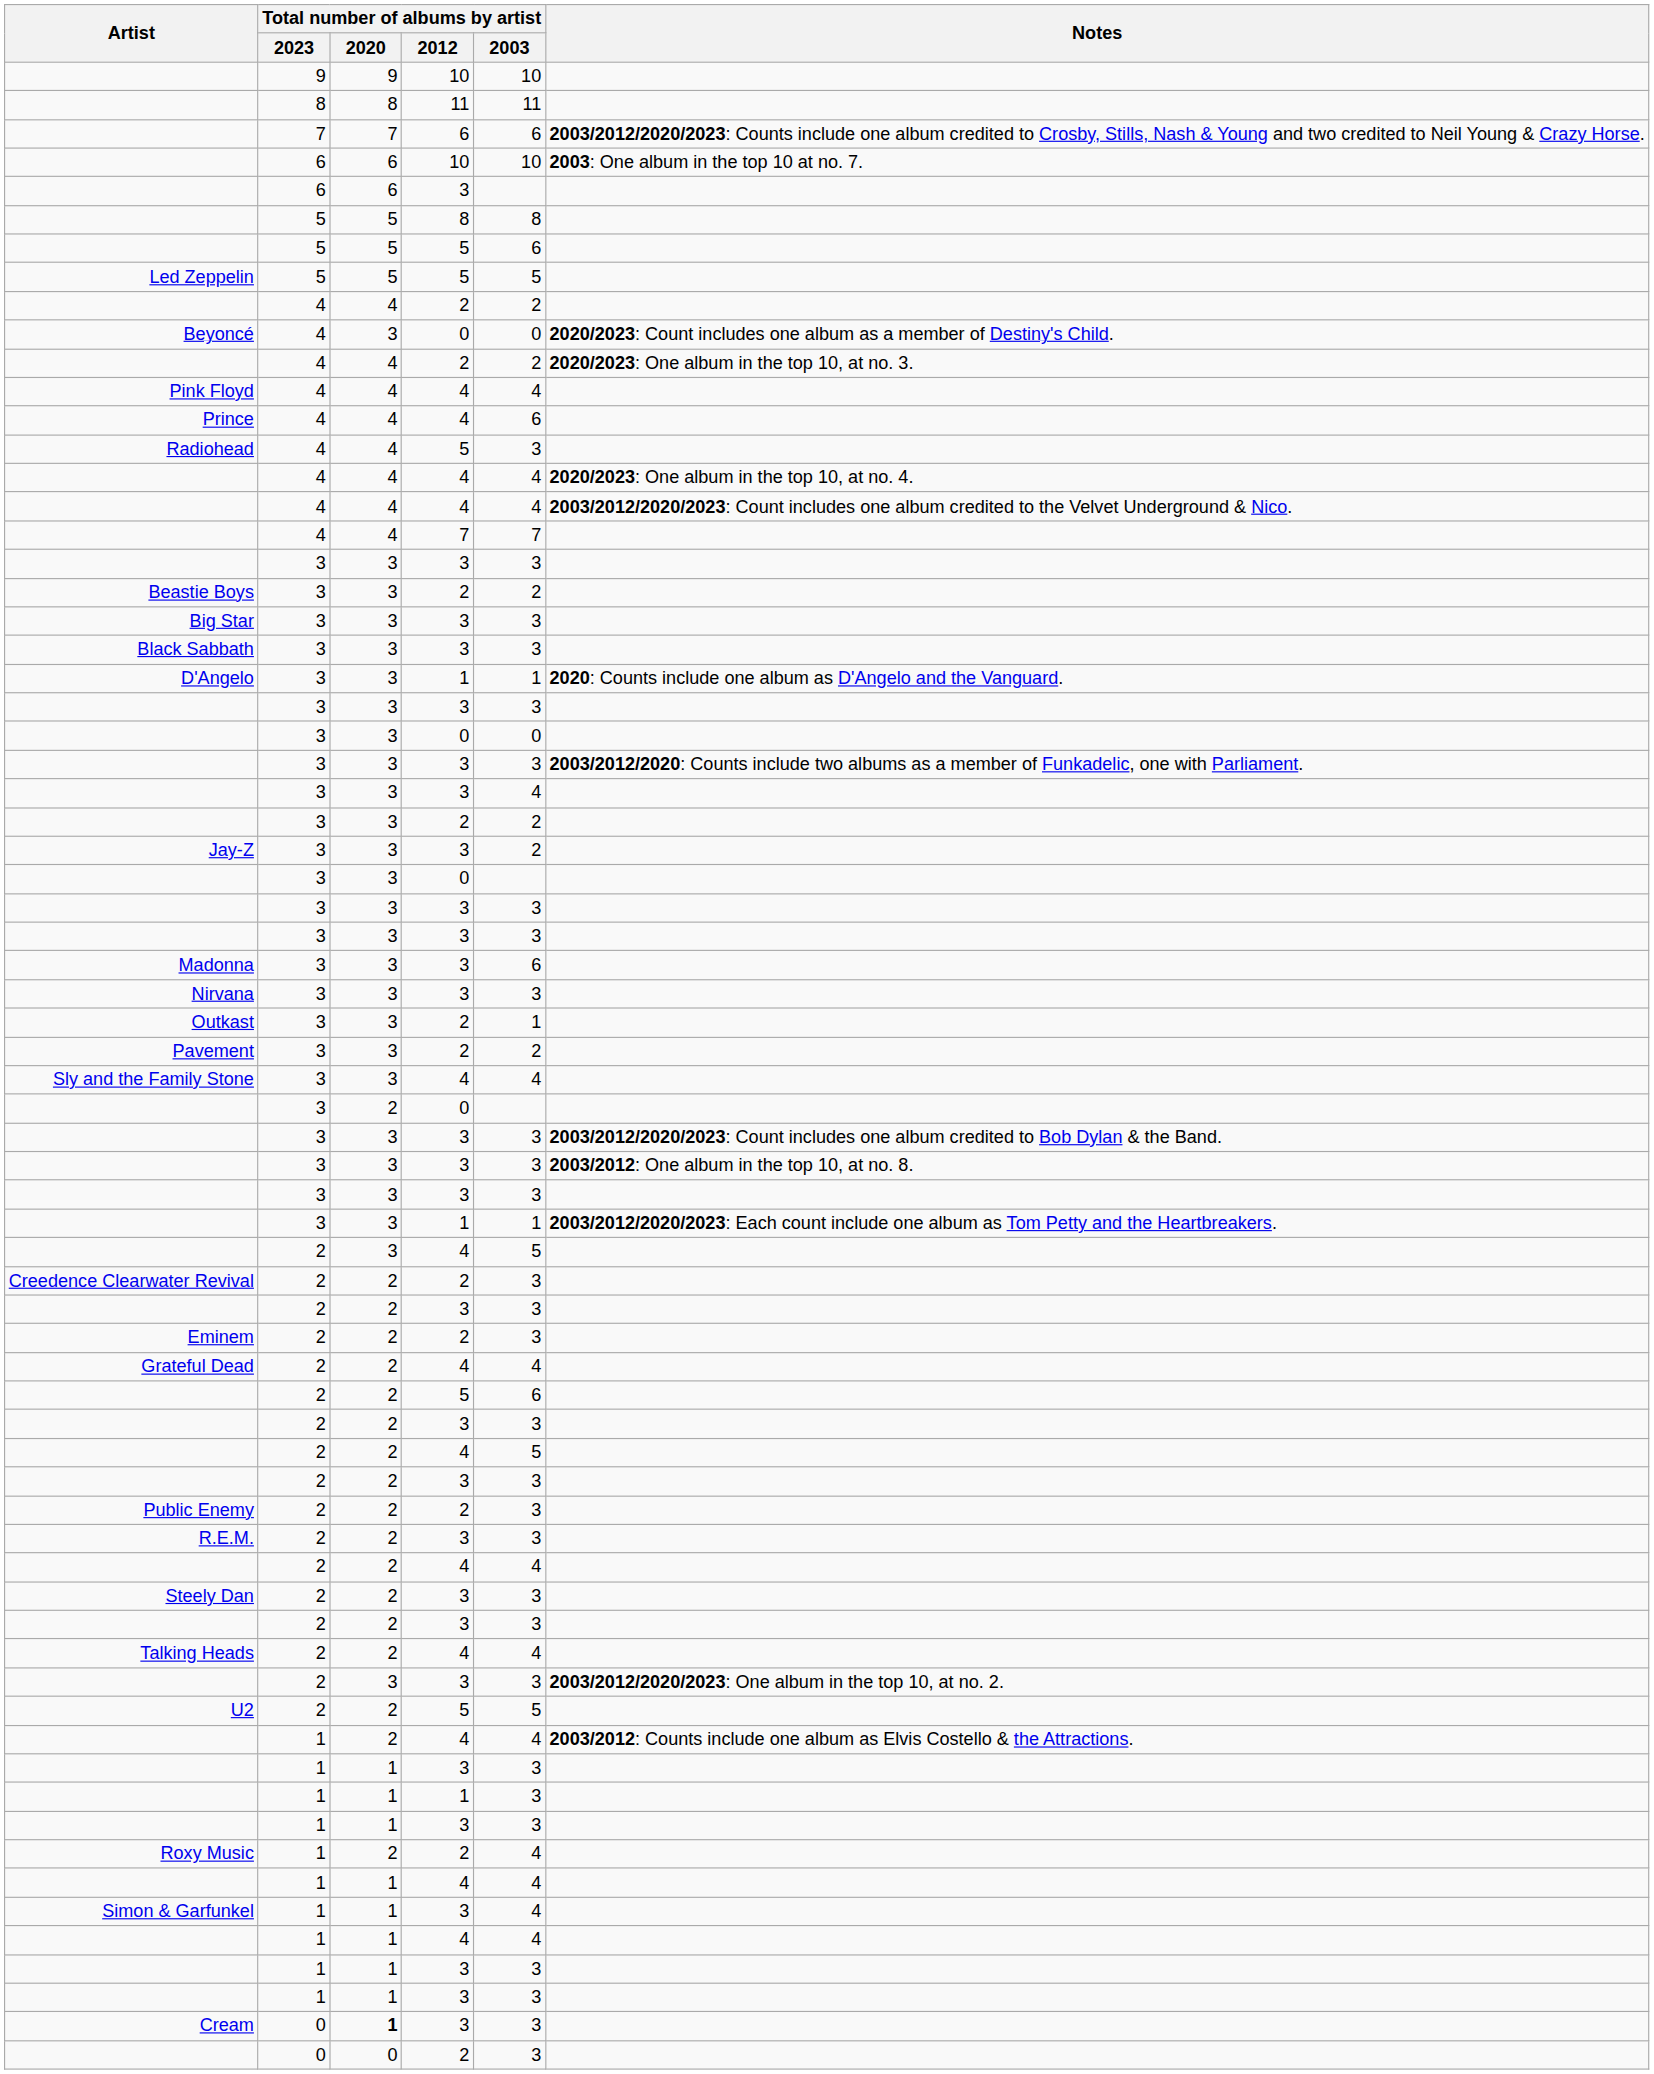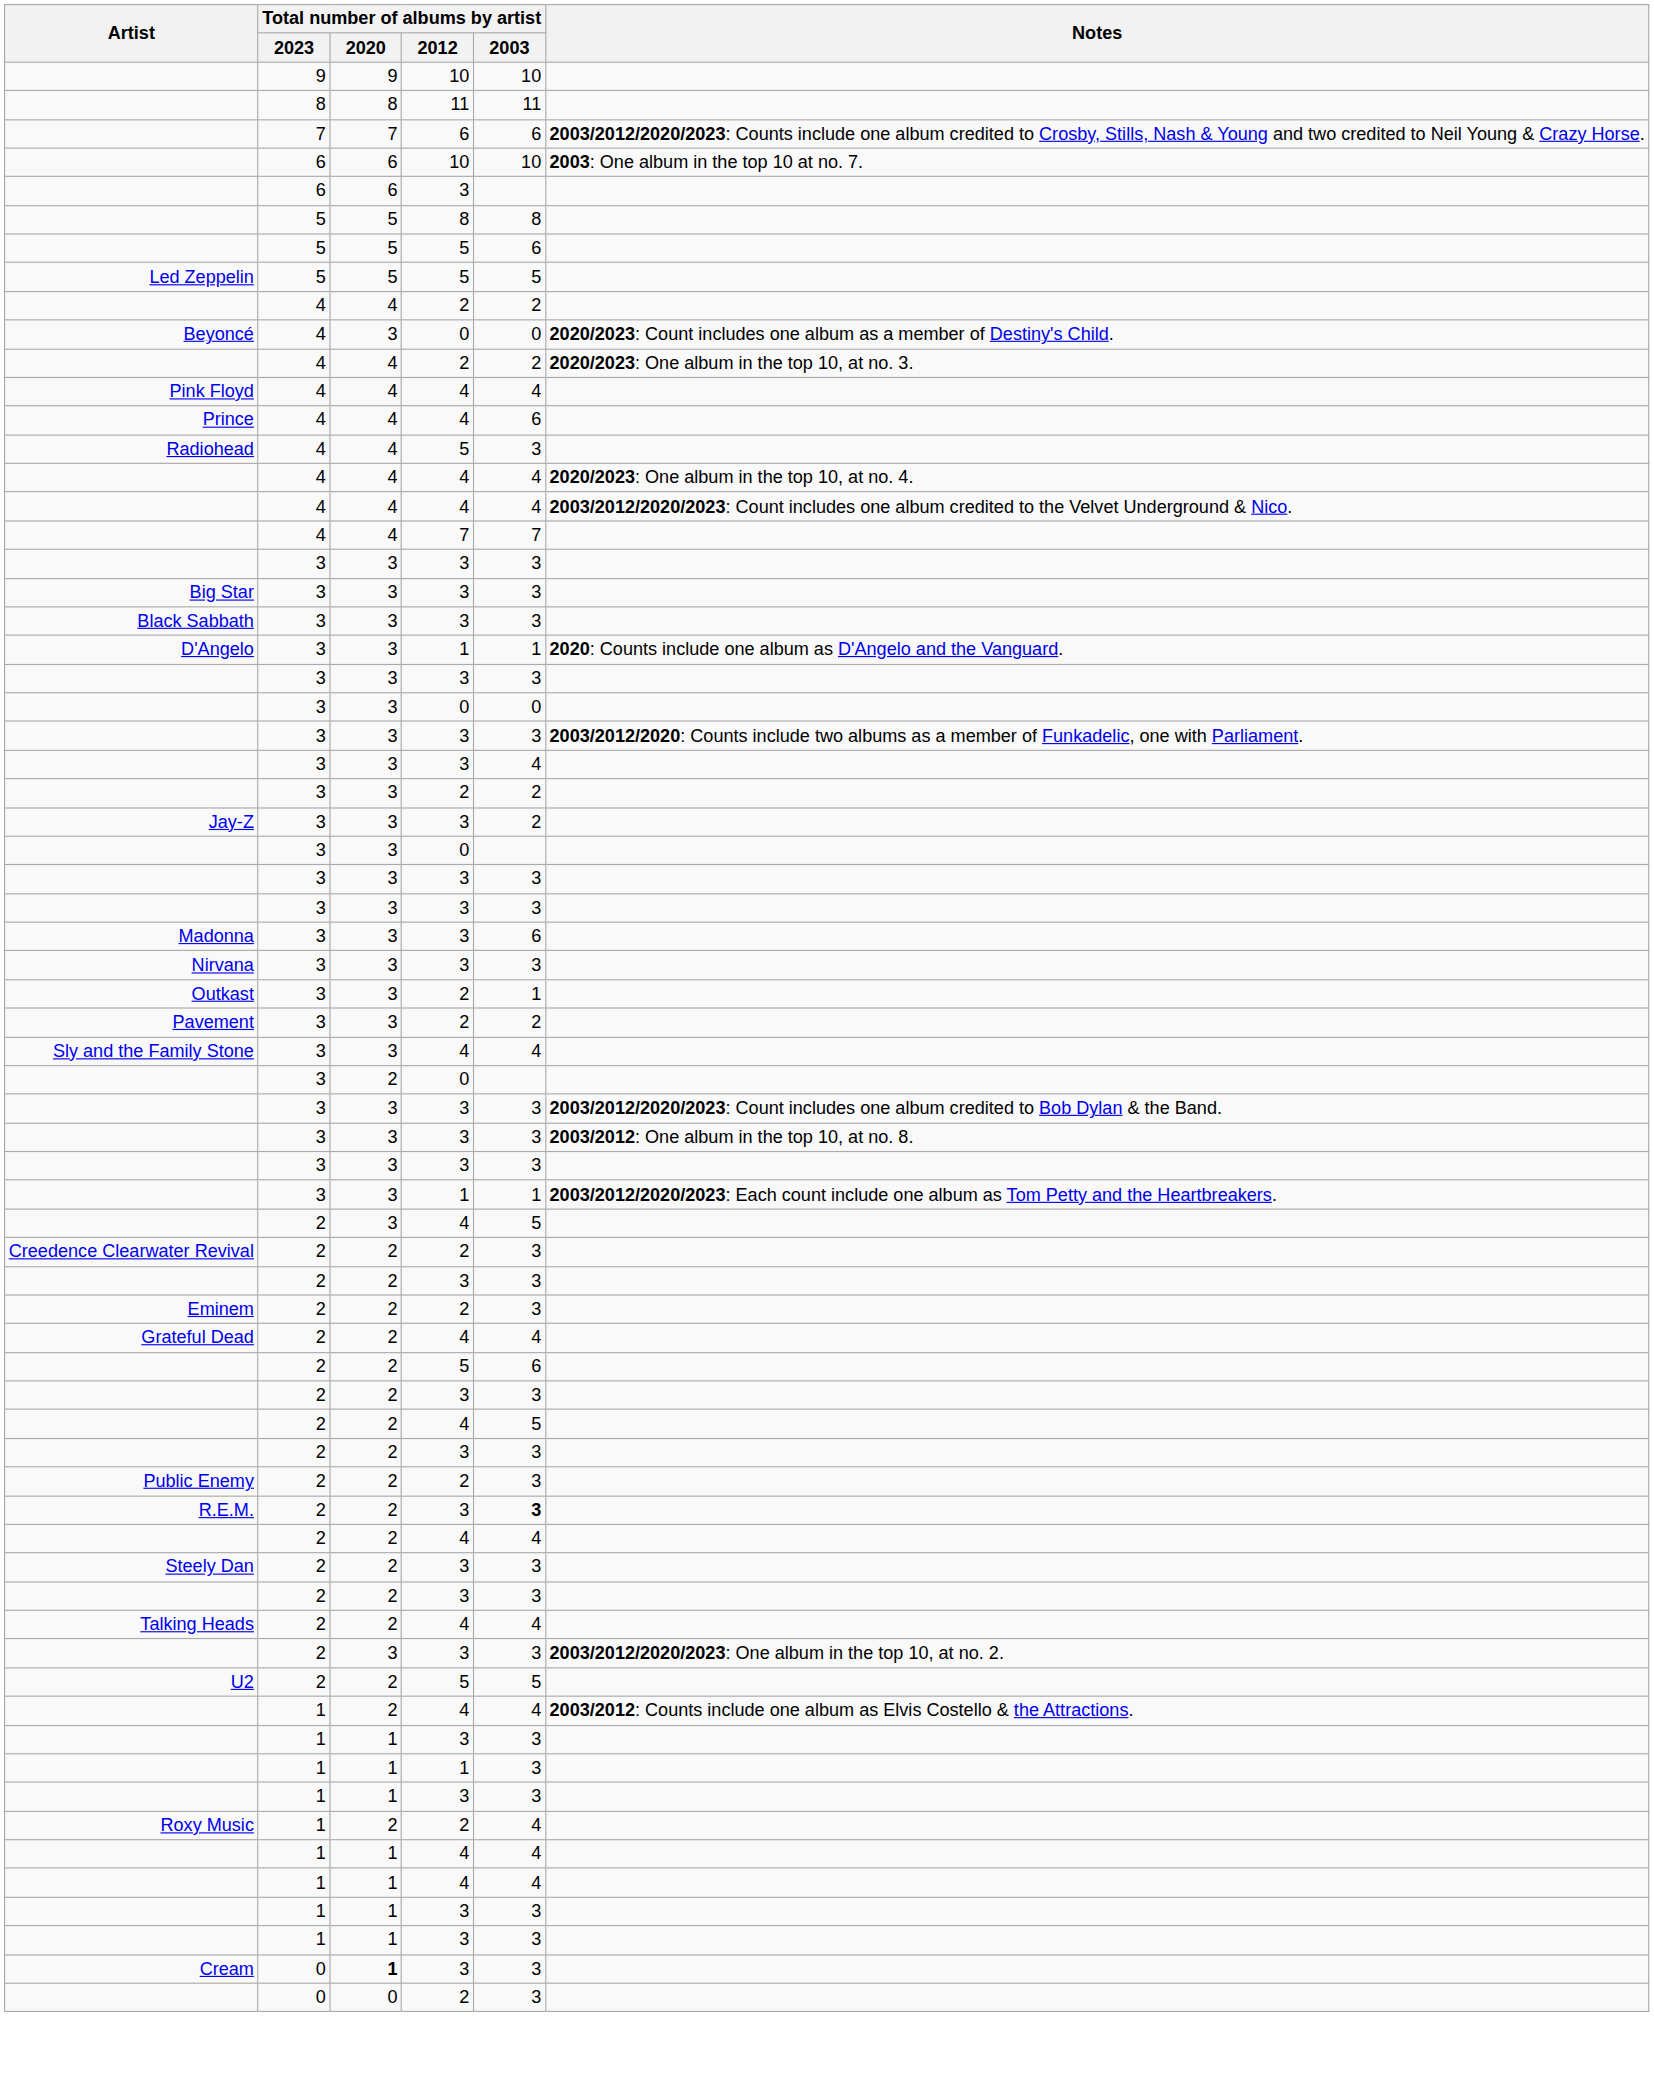- row: (201, 592)
(536, 1538) normal -> (536, 1509) bold
- row: (178, 1911)
